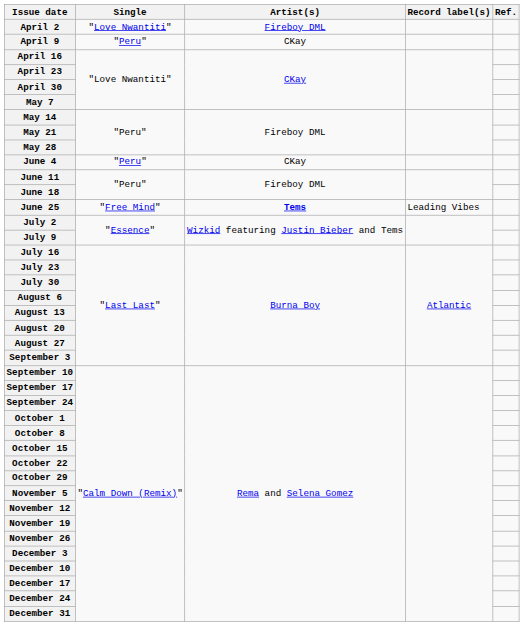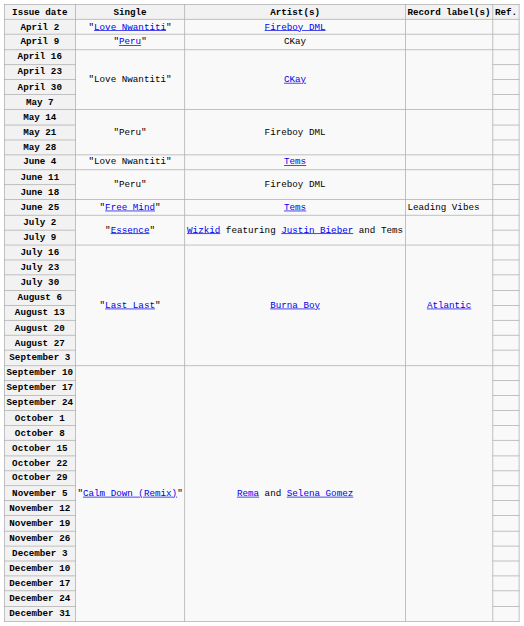(130, 162) "Peru" -> (130, 162) "Love Nwantiti"
(295, 162) CKay -> (295, 162) Tems
(295, 207) bold -> (295, 207) normal
